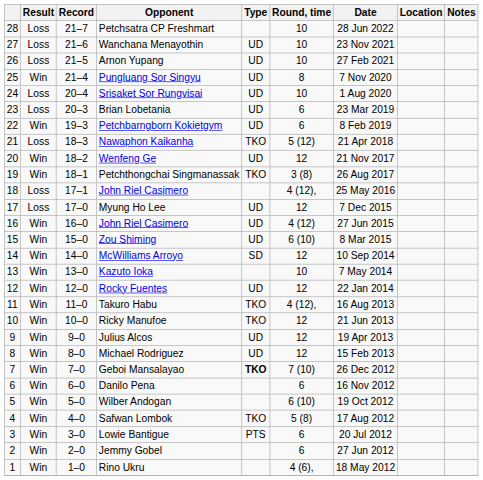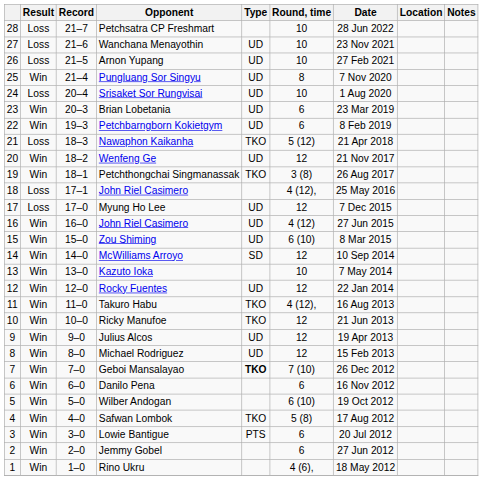(38, 110) Loss -> (38, 110) Win
